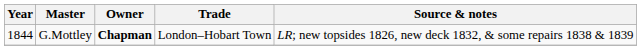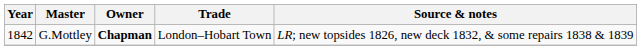(20, 34) 1844 -> (20, 34) 1842
